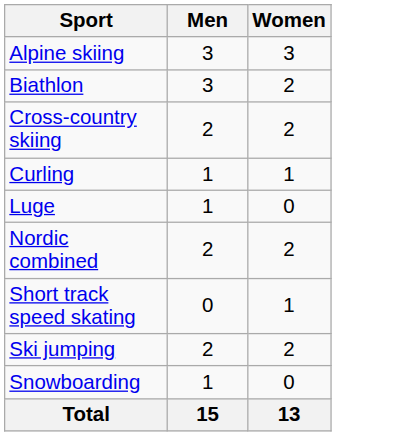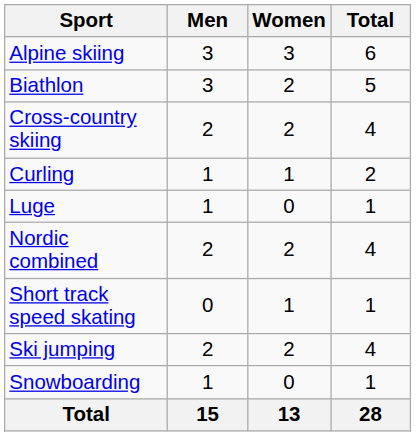+ column: (370, 20)
